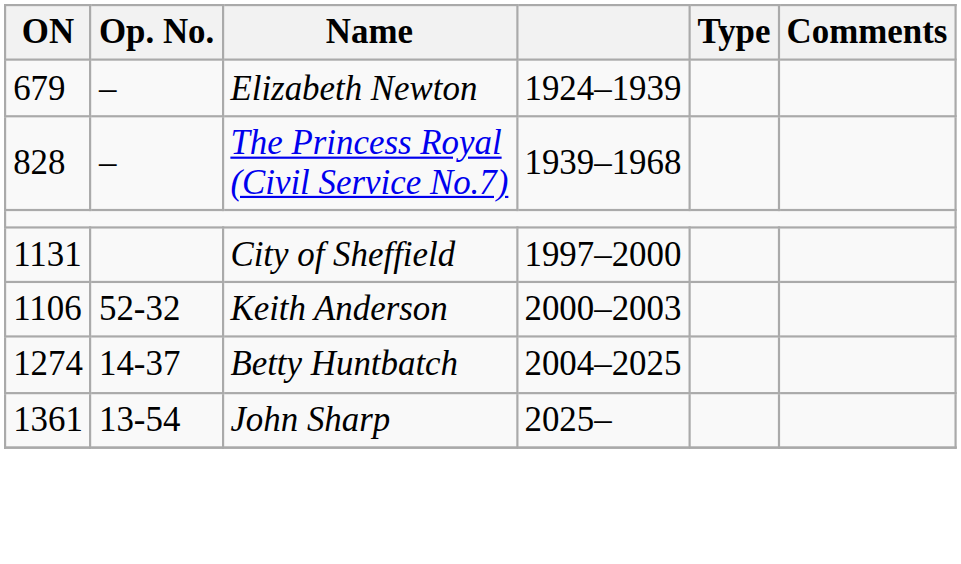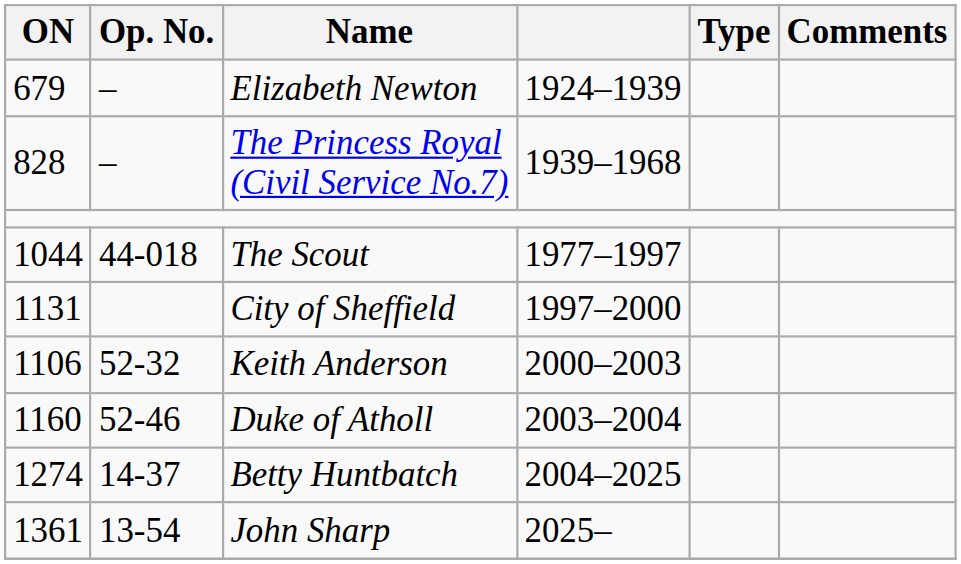+ row: (48, 253)
+ row: (47, 419)
